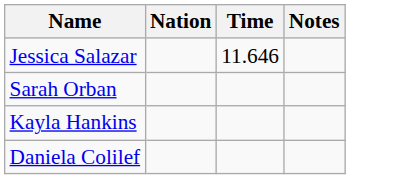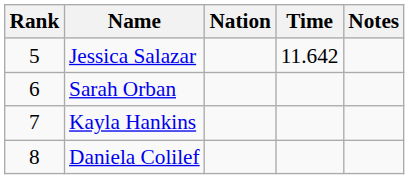+ column: (34, 21)
(250, 55) 11.646 -> (310, 55) 11.642
